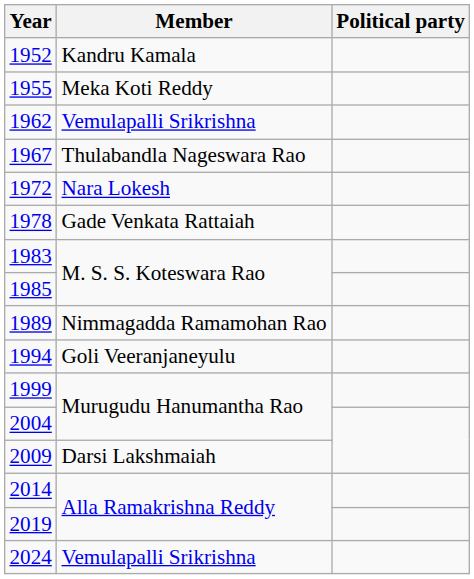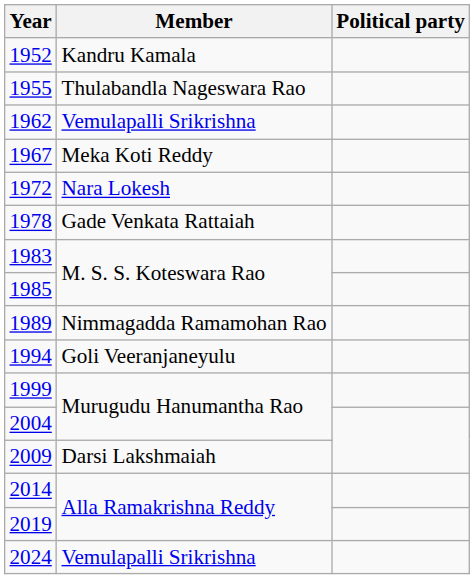(137, 88) Meka Koti Reddy -> (183, 88) Thulabandla Nageswara Rao
(183, 155) Thulabandla Nageswara Rao -> (137, 155) Meka Koti Reddy
